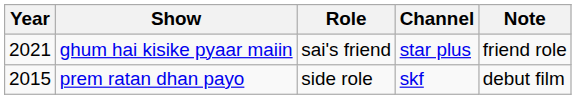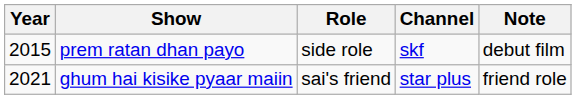rows swapped: (152, 79) <-> (176, 49)
